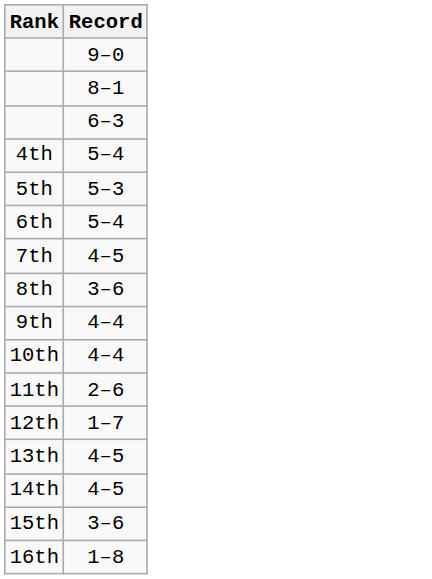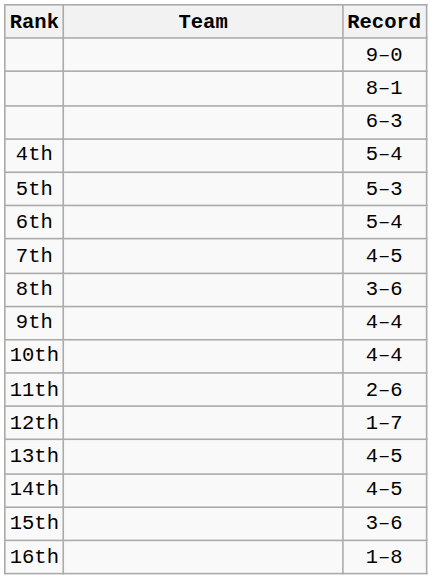+ column: (203, 22)
